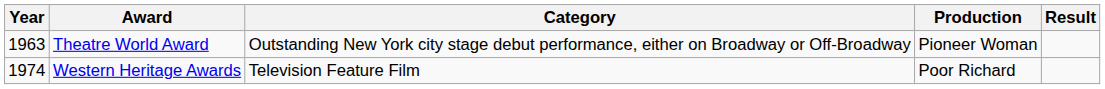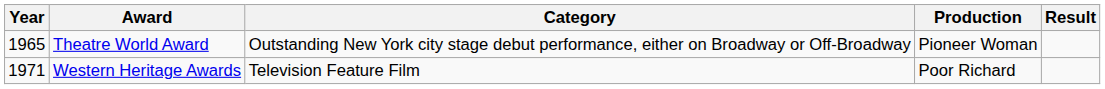(27, 44) 1963 -> (27, 44) 1965
(27, 70) 1974 -> (27, 70) 1971
